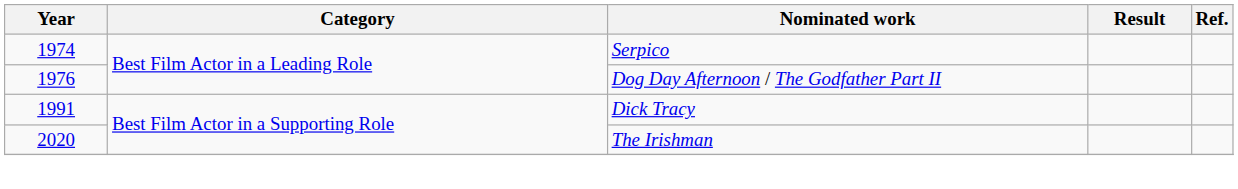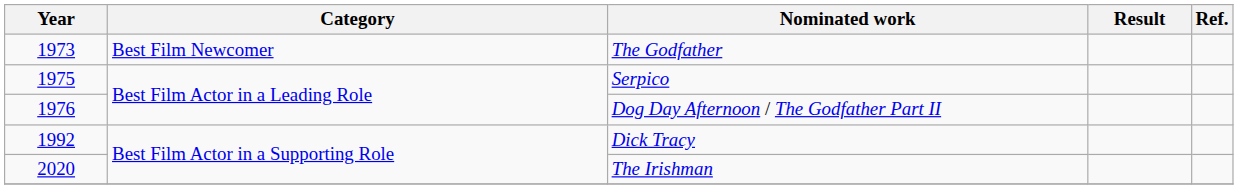+ row: (667, 49)
(56, 49) 1974 -> (56, 79) 1975
(56, 109) 1991 -> (56, 139) 1992
